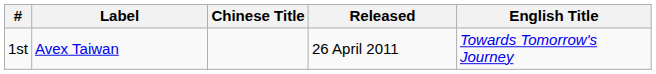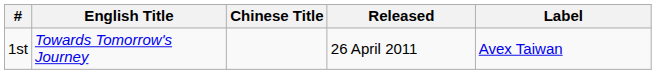columns swapped: (554, 16) <-> (120, 16)
